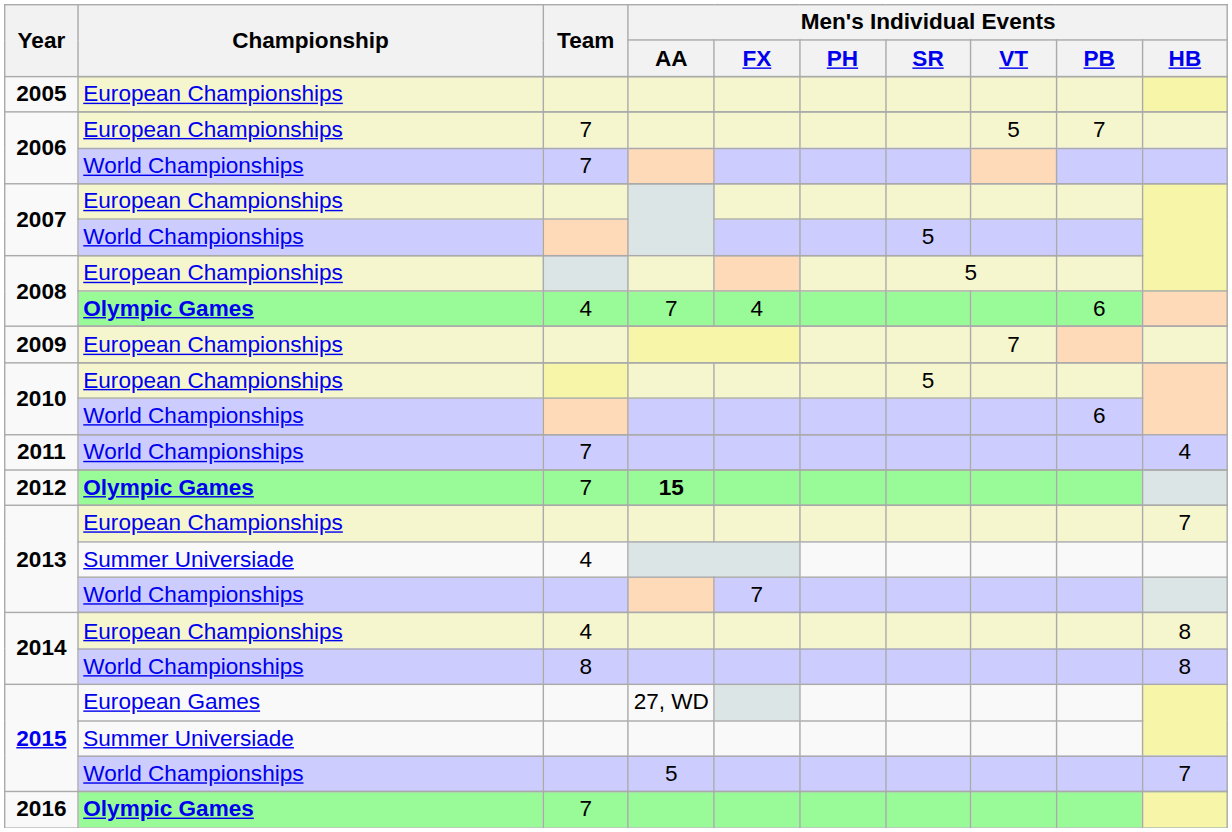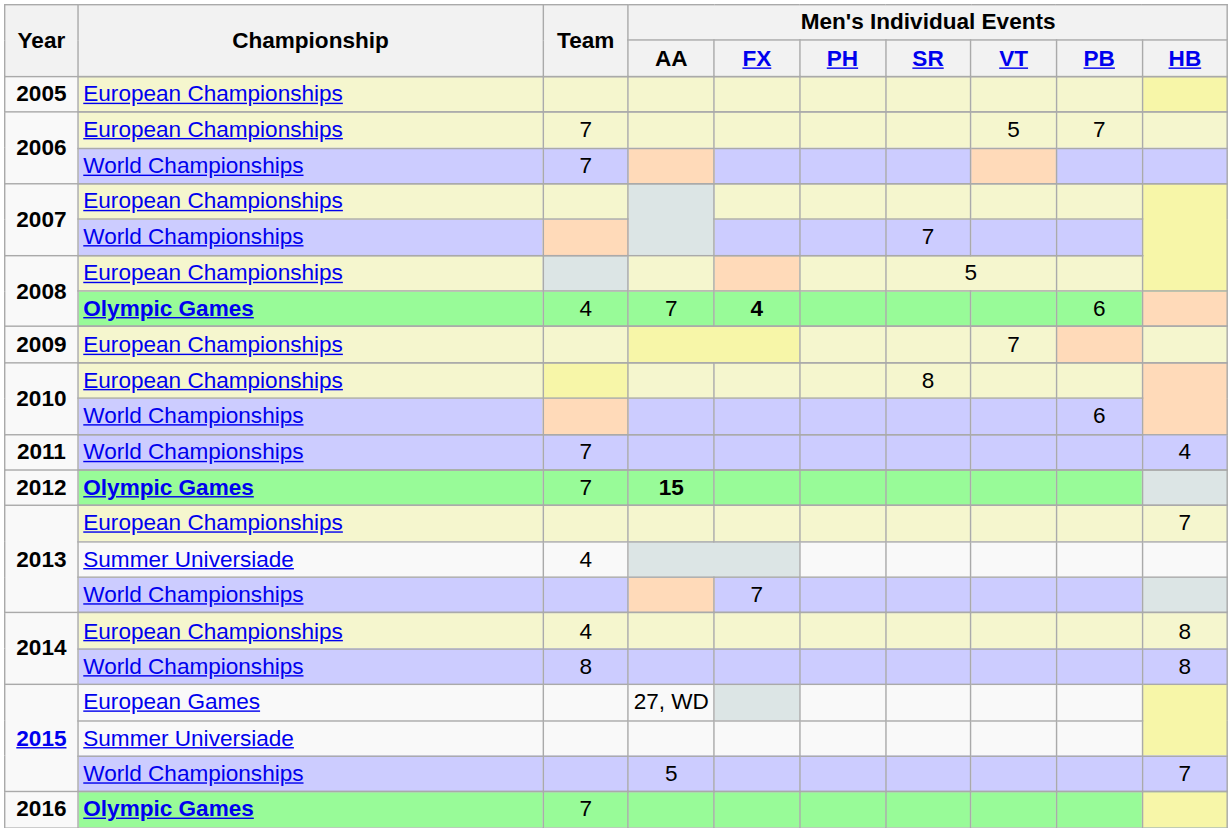(928, 237) 5 -> (928, 237) 7
(757, 308) normal -> (757, 308) bold
(928, 380) 5 -> (928, 380) 8
